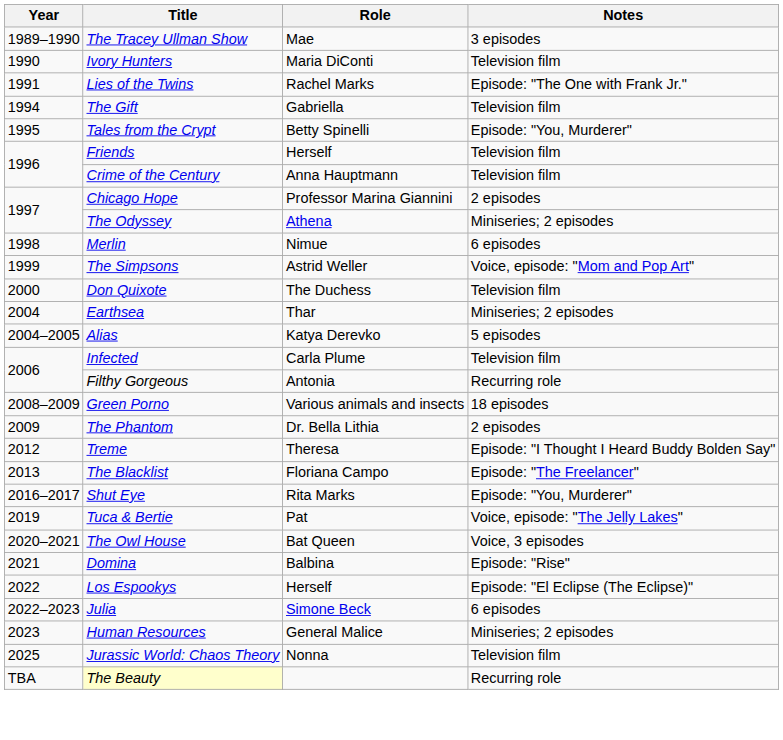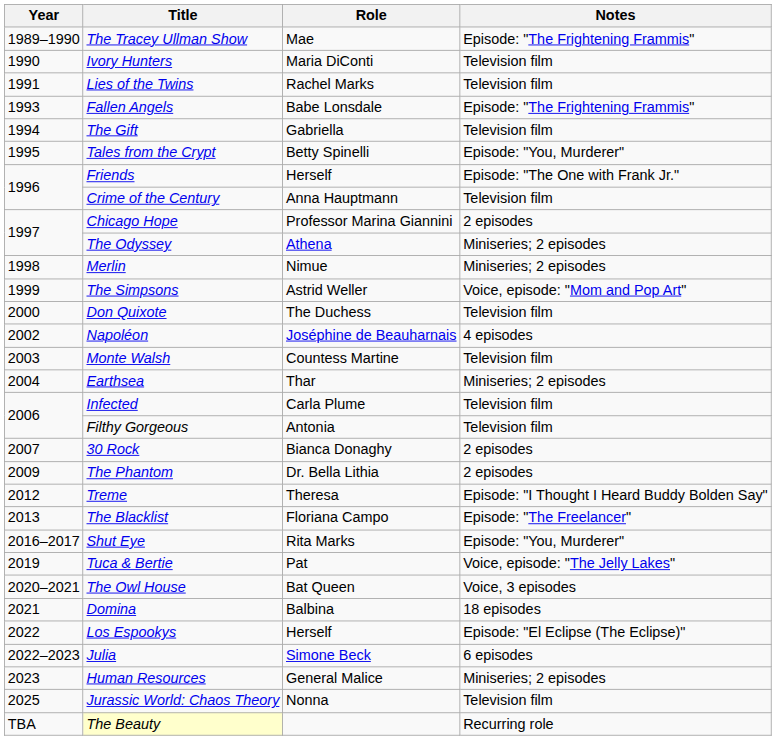(506, 38) 3 episodes -> (579, 38) Episode: "The Frightening Frammis"
(579, 84) Episode: "The One with Frank Jr." -> (508, 84) Television film
+ row: (130, 107)
(516, 152) Television film -> (571, 175) Episode: "The One with Frank Jr."
(506, 244) 6 episodes -> (534, 267) Miniseries; 2 episodes
+ row: (117, 335)
+ row: (128, 358)
- row: (102, 335)
(516, 381) Recurring role -> (508, 426) Television film
+ row: (113, 449)
- row: (128, 404)
(520, 564) Episode: "Rise" -> (502, 609) 18 episodes
